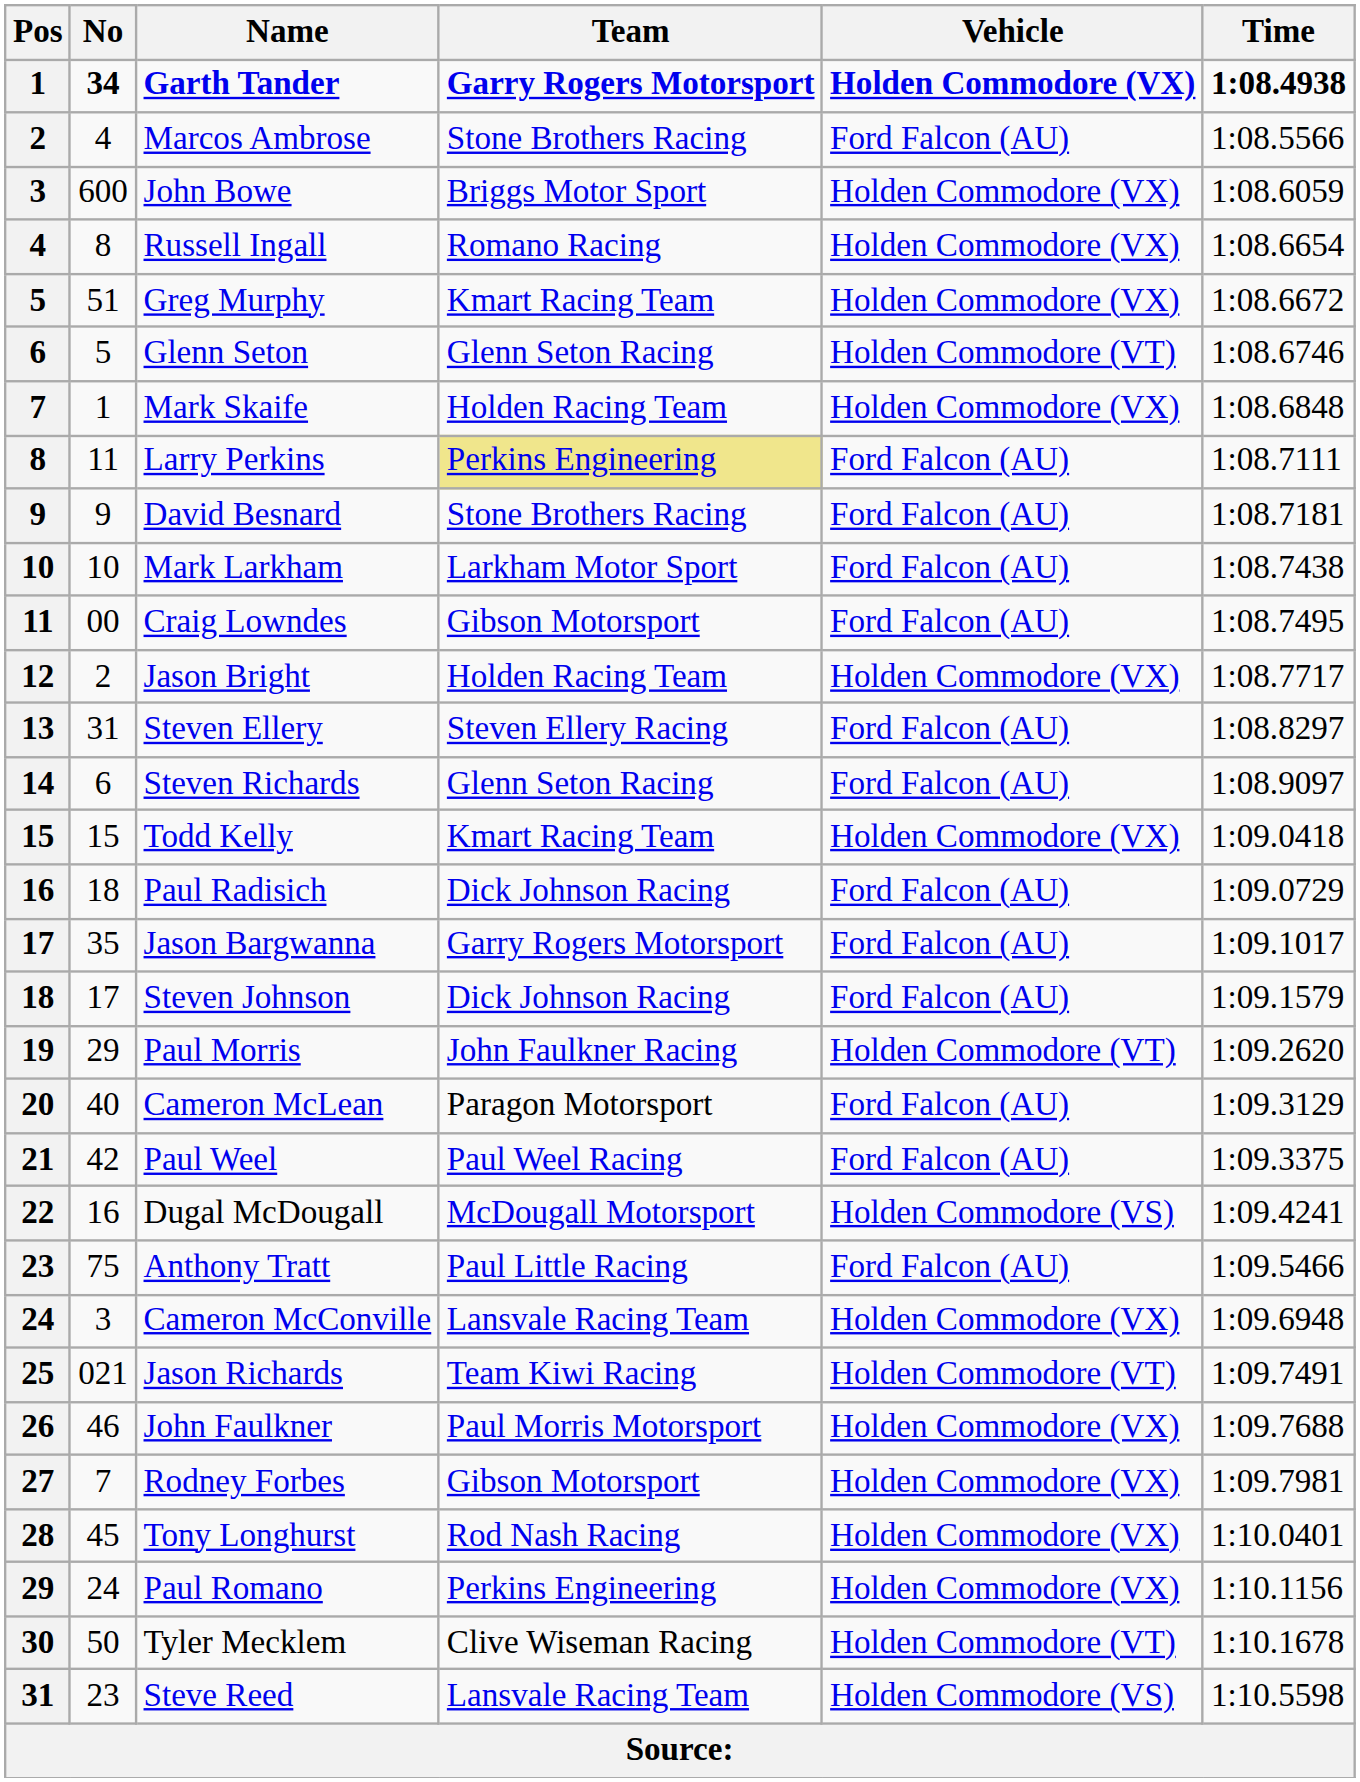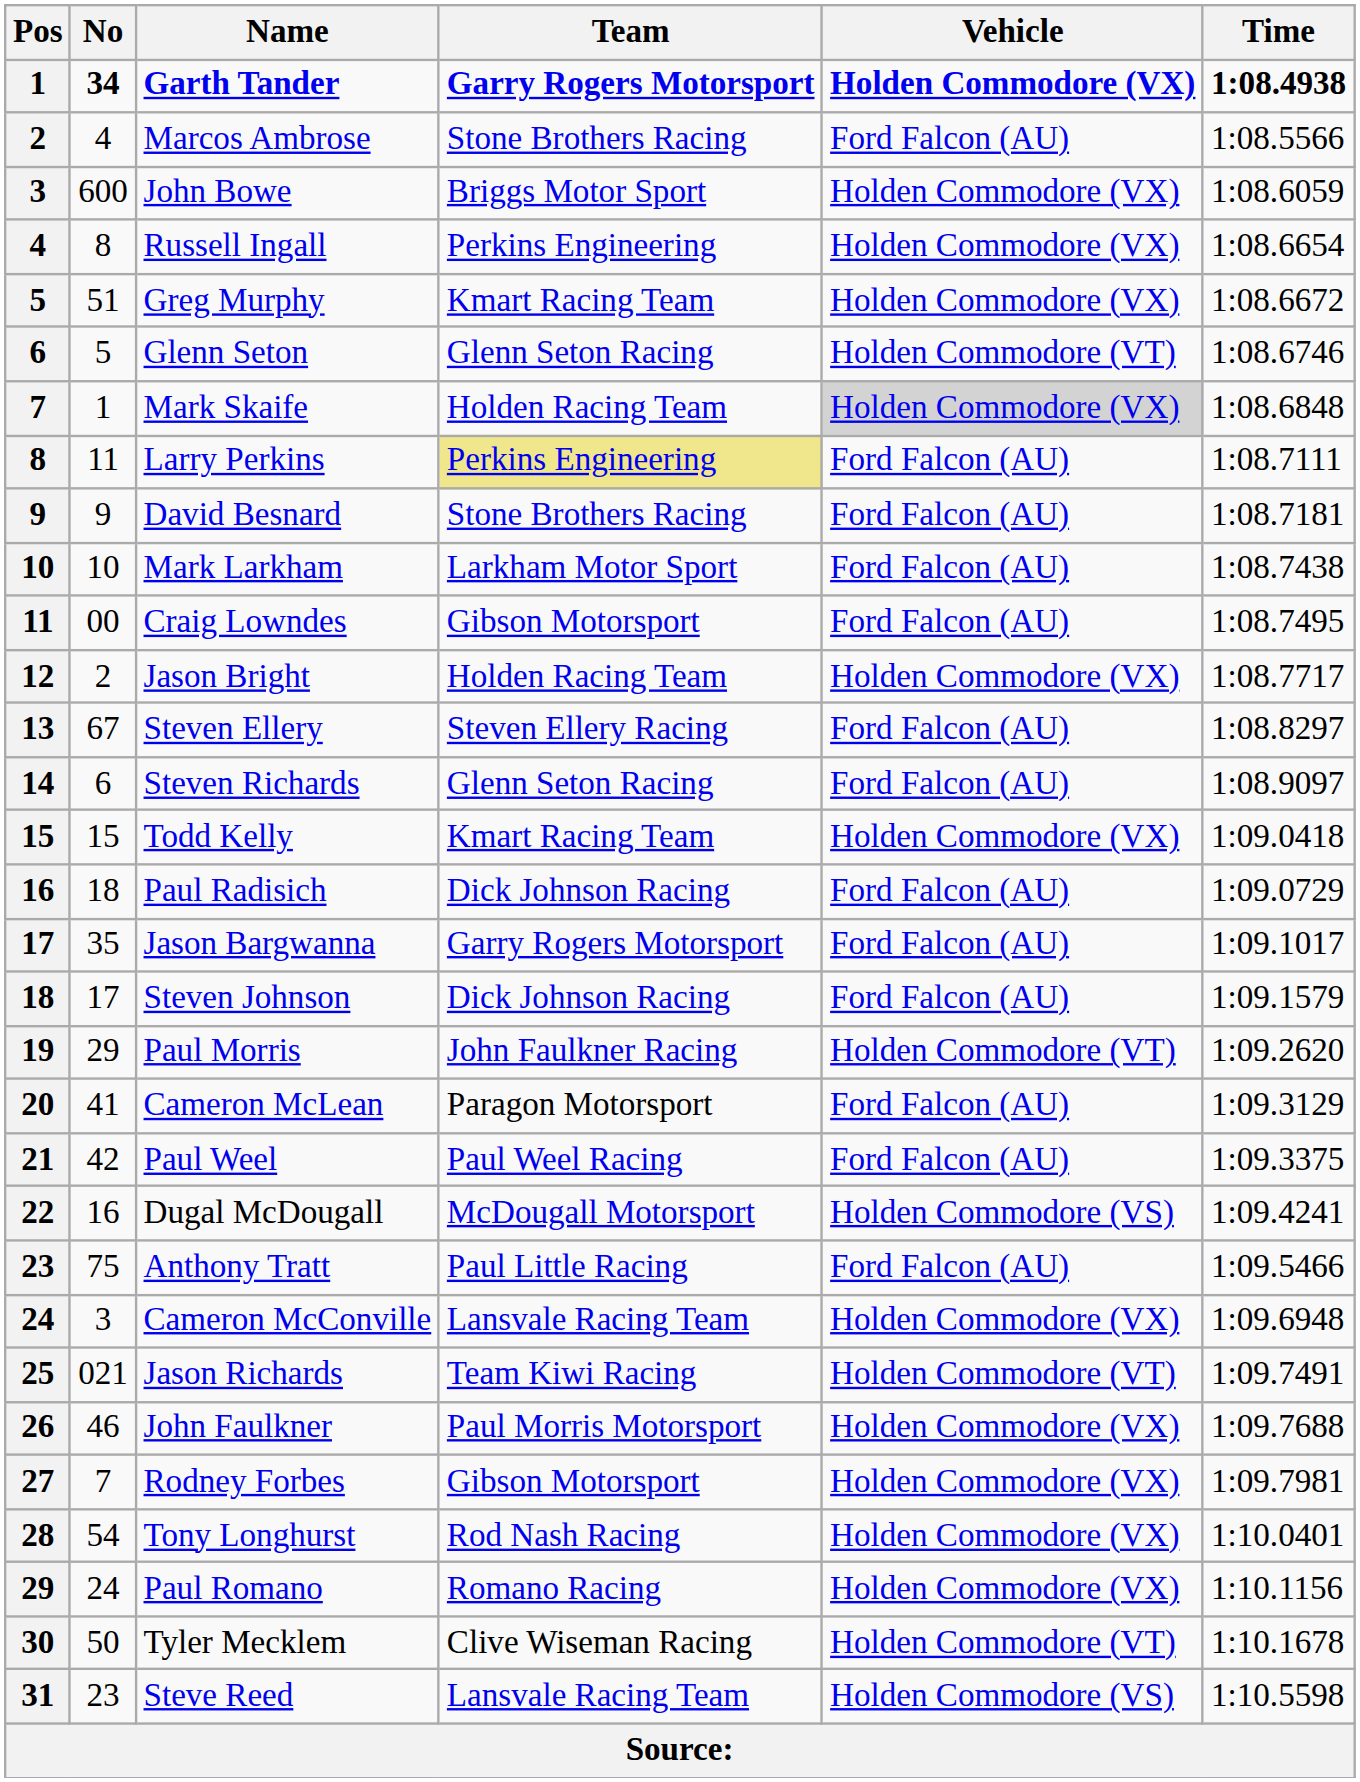(554, 246) Romano Racing -> (582, 246) Perkins Engineering
(1005, 407) no background -> (1005, 407) lightgrey background
(103, 729) 31 -> (103, 729) 67
(103, 1105) 40 -> (103, 1105) 41
(103, 1534) 45 -> (103, 1534) 54
(582, 1588) Perkins Engineering -> (554, 1588) Romano Racing
